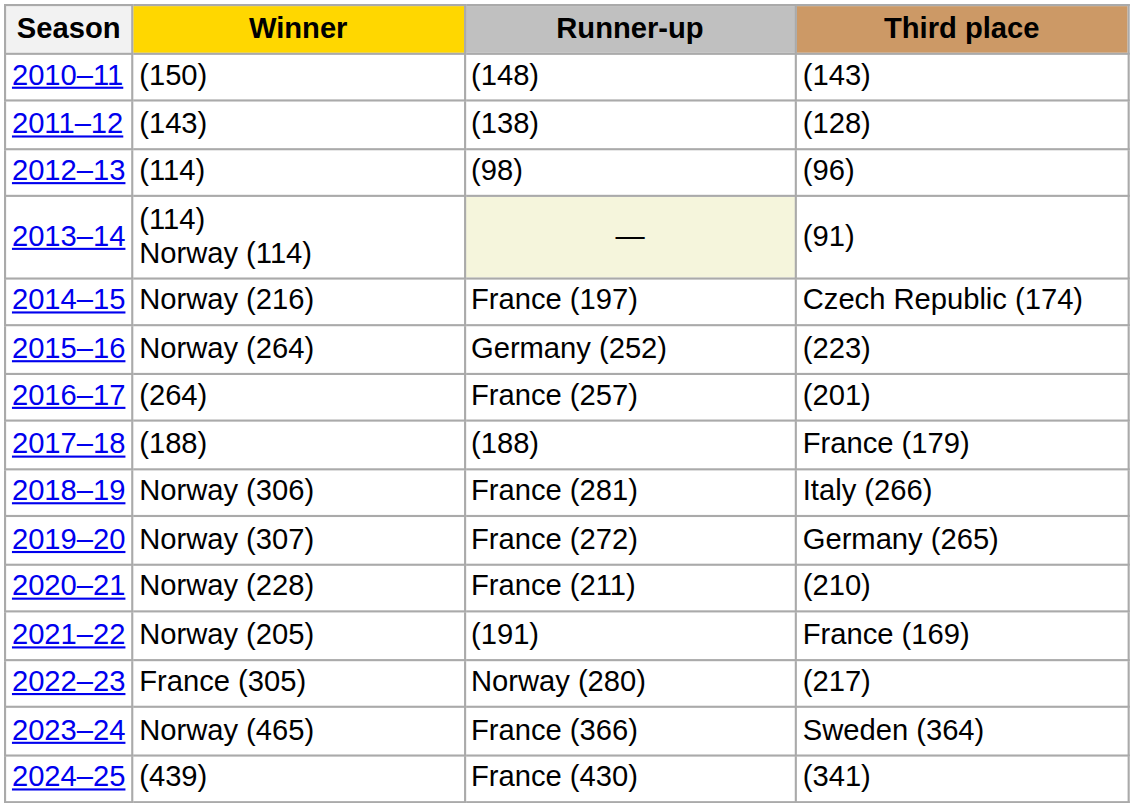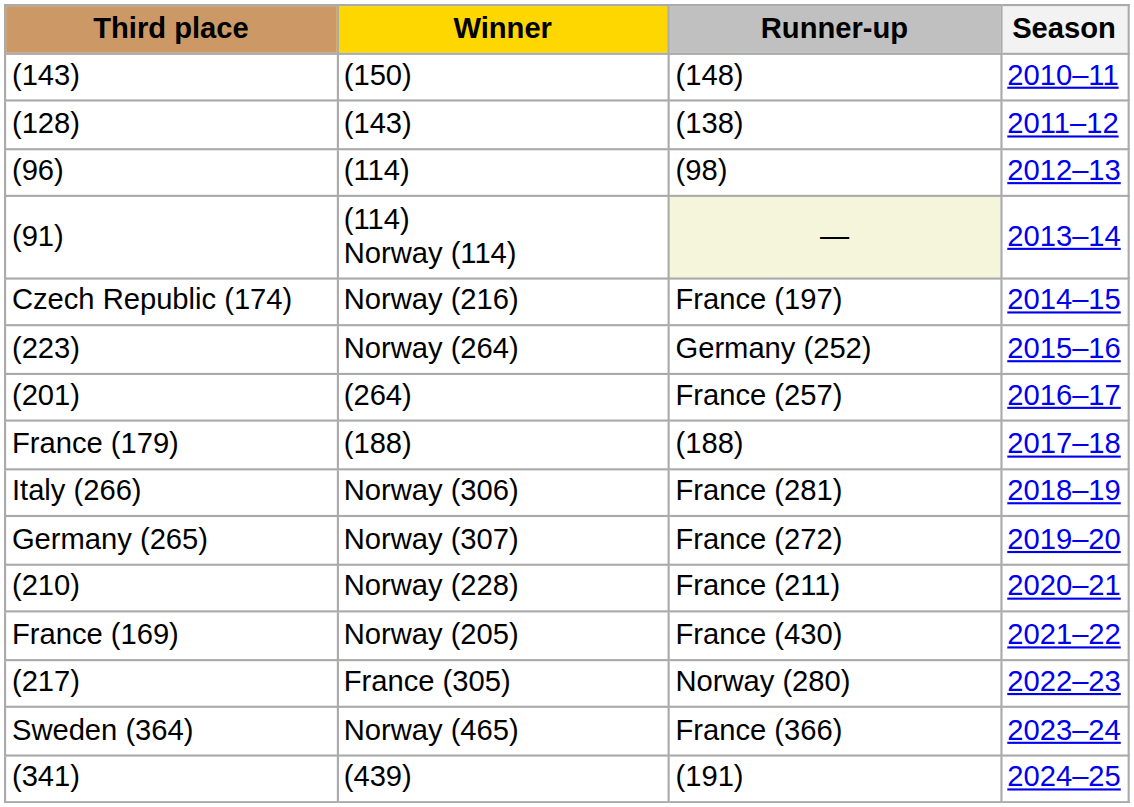columns swapped: (69, 28) <-> (962, 28)
(505, 634) (191) -> (759, 634) France (430)
(554, 777) France (430) -> (710, 777) (191)
